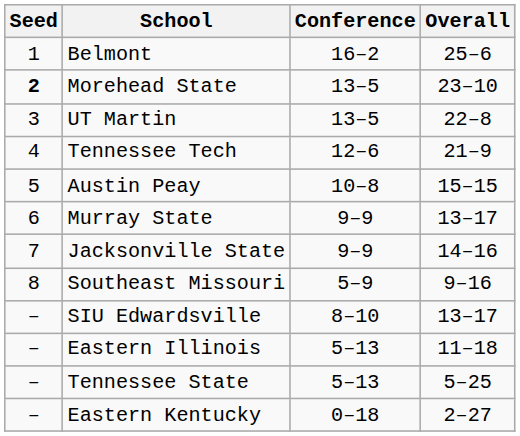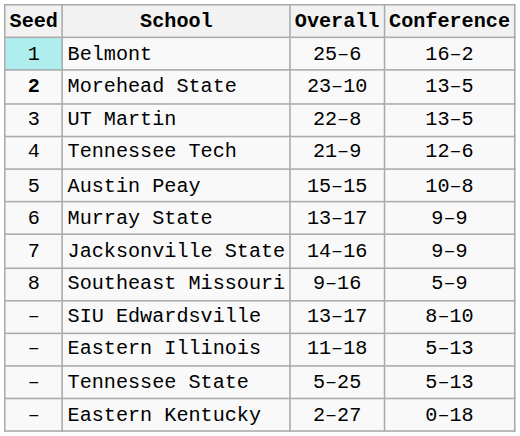columns swapped: (355, 21) <-> (468, 21)
(34, 54) no background -> (34, 54) paleturquoise background
